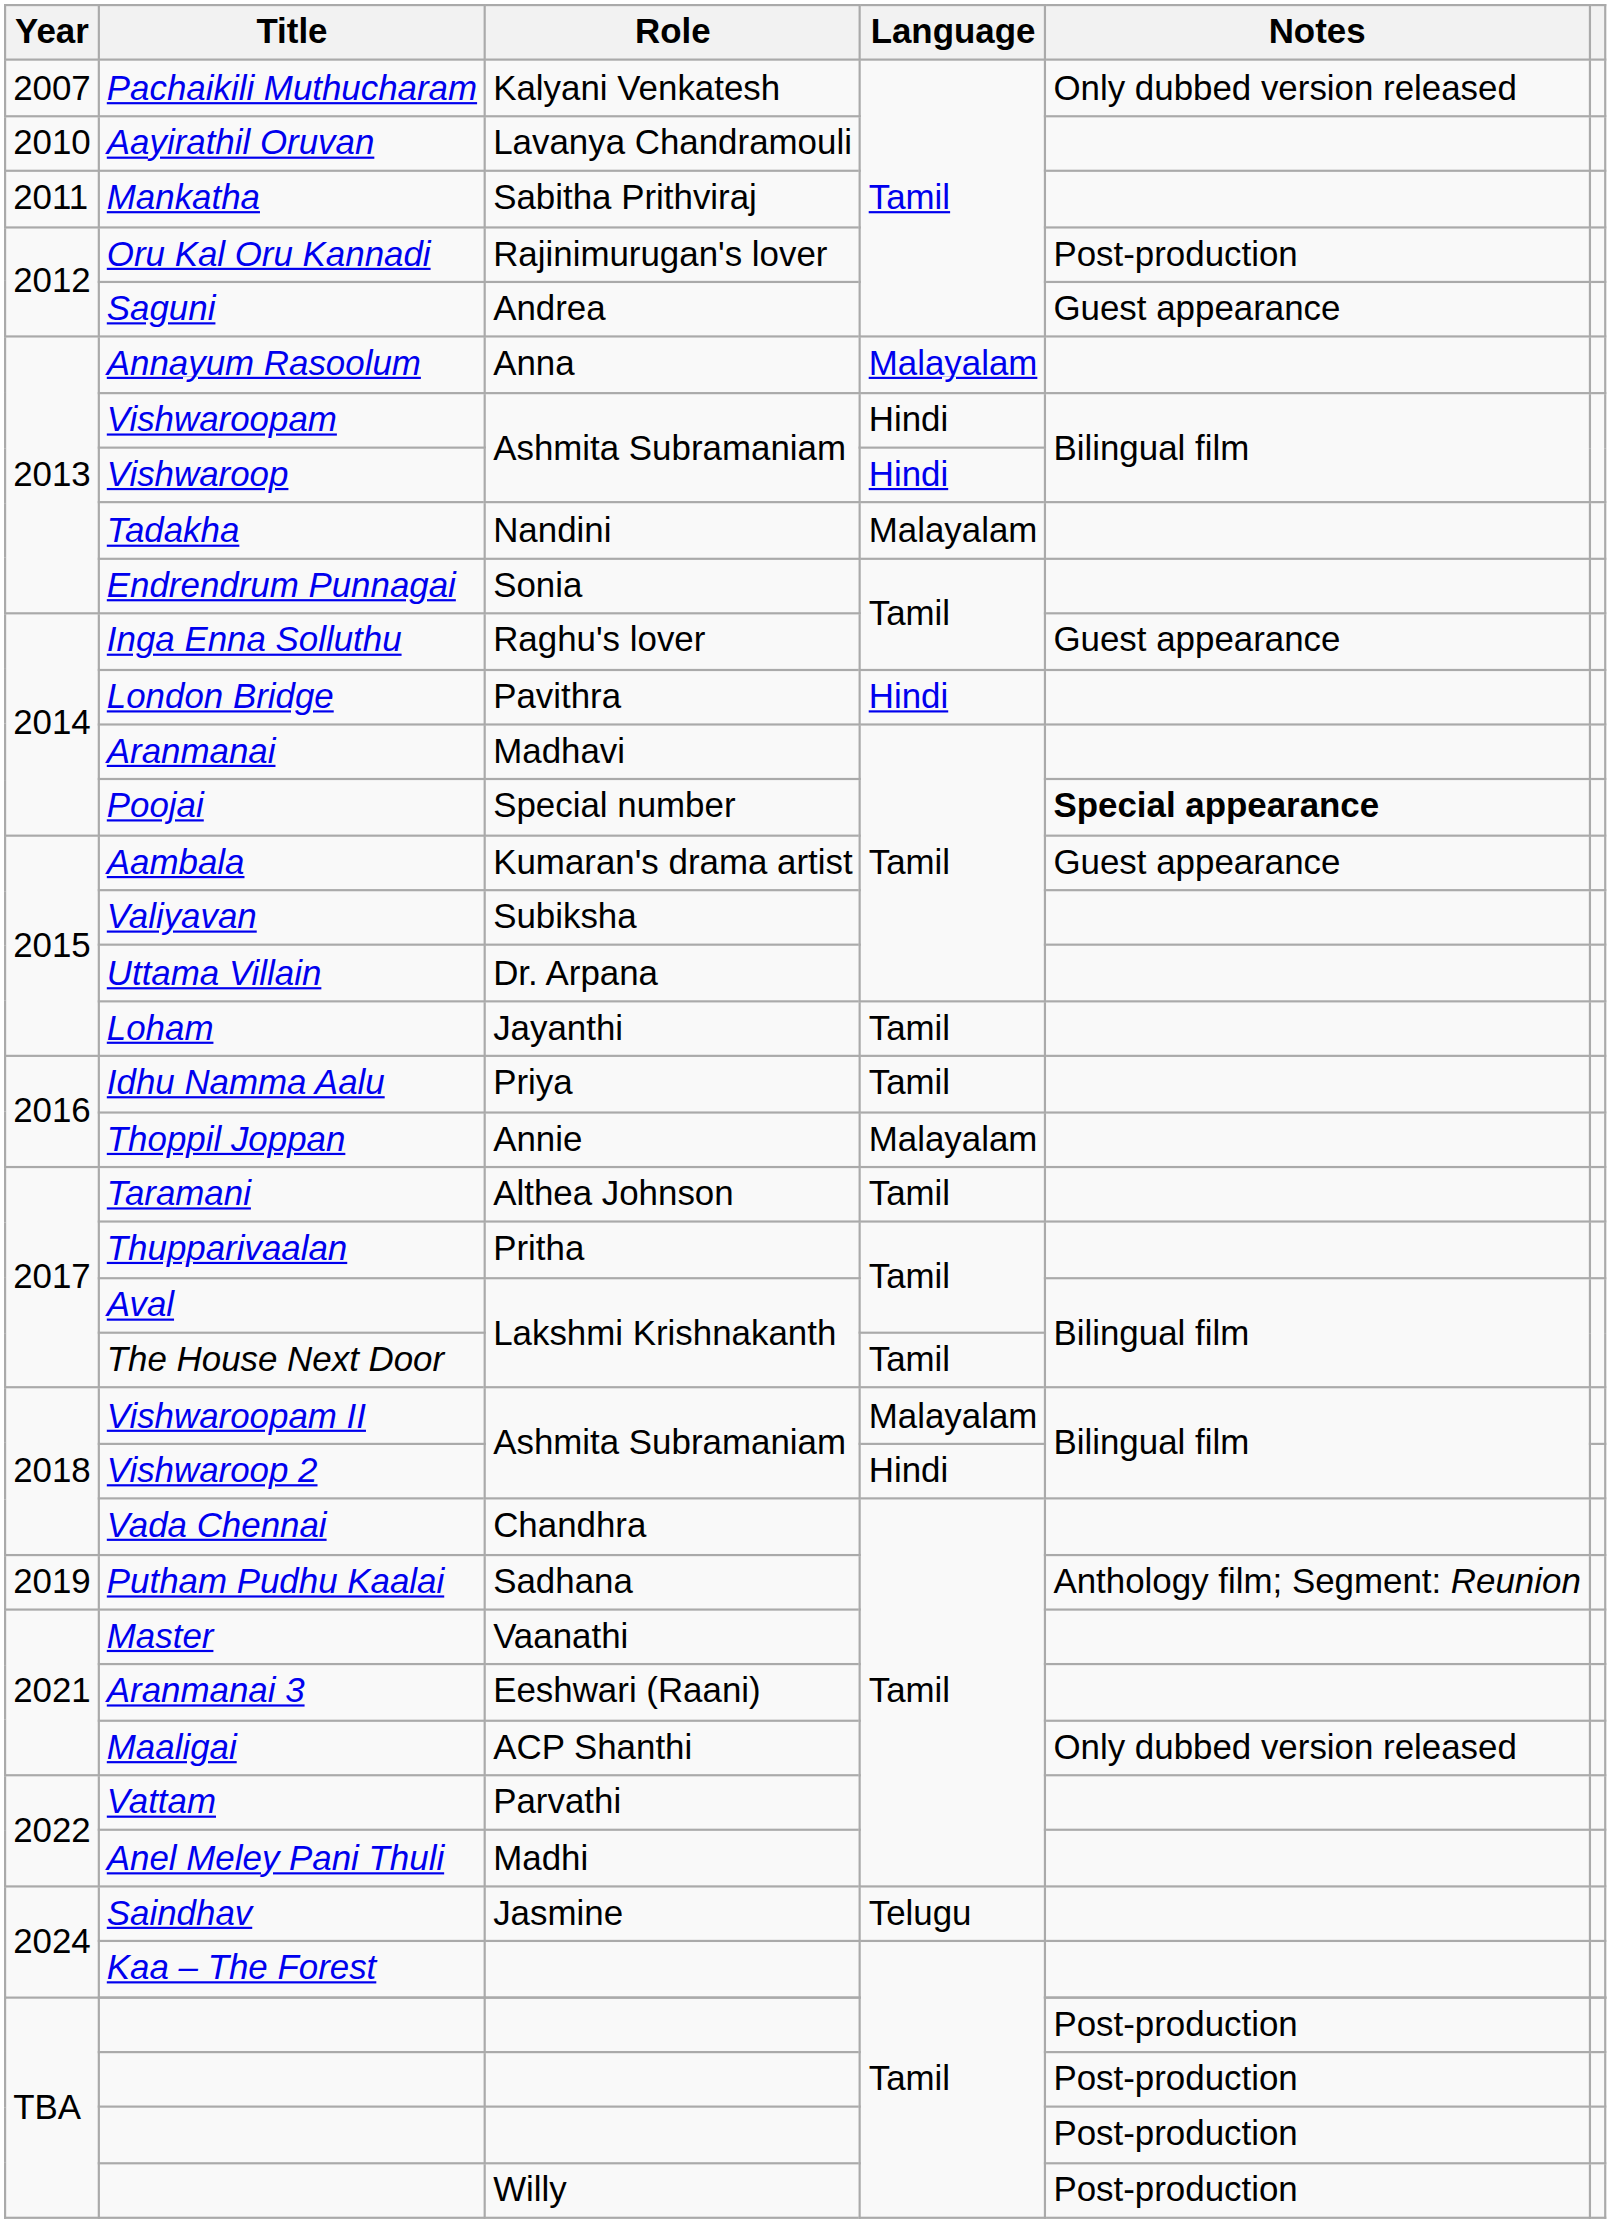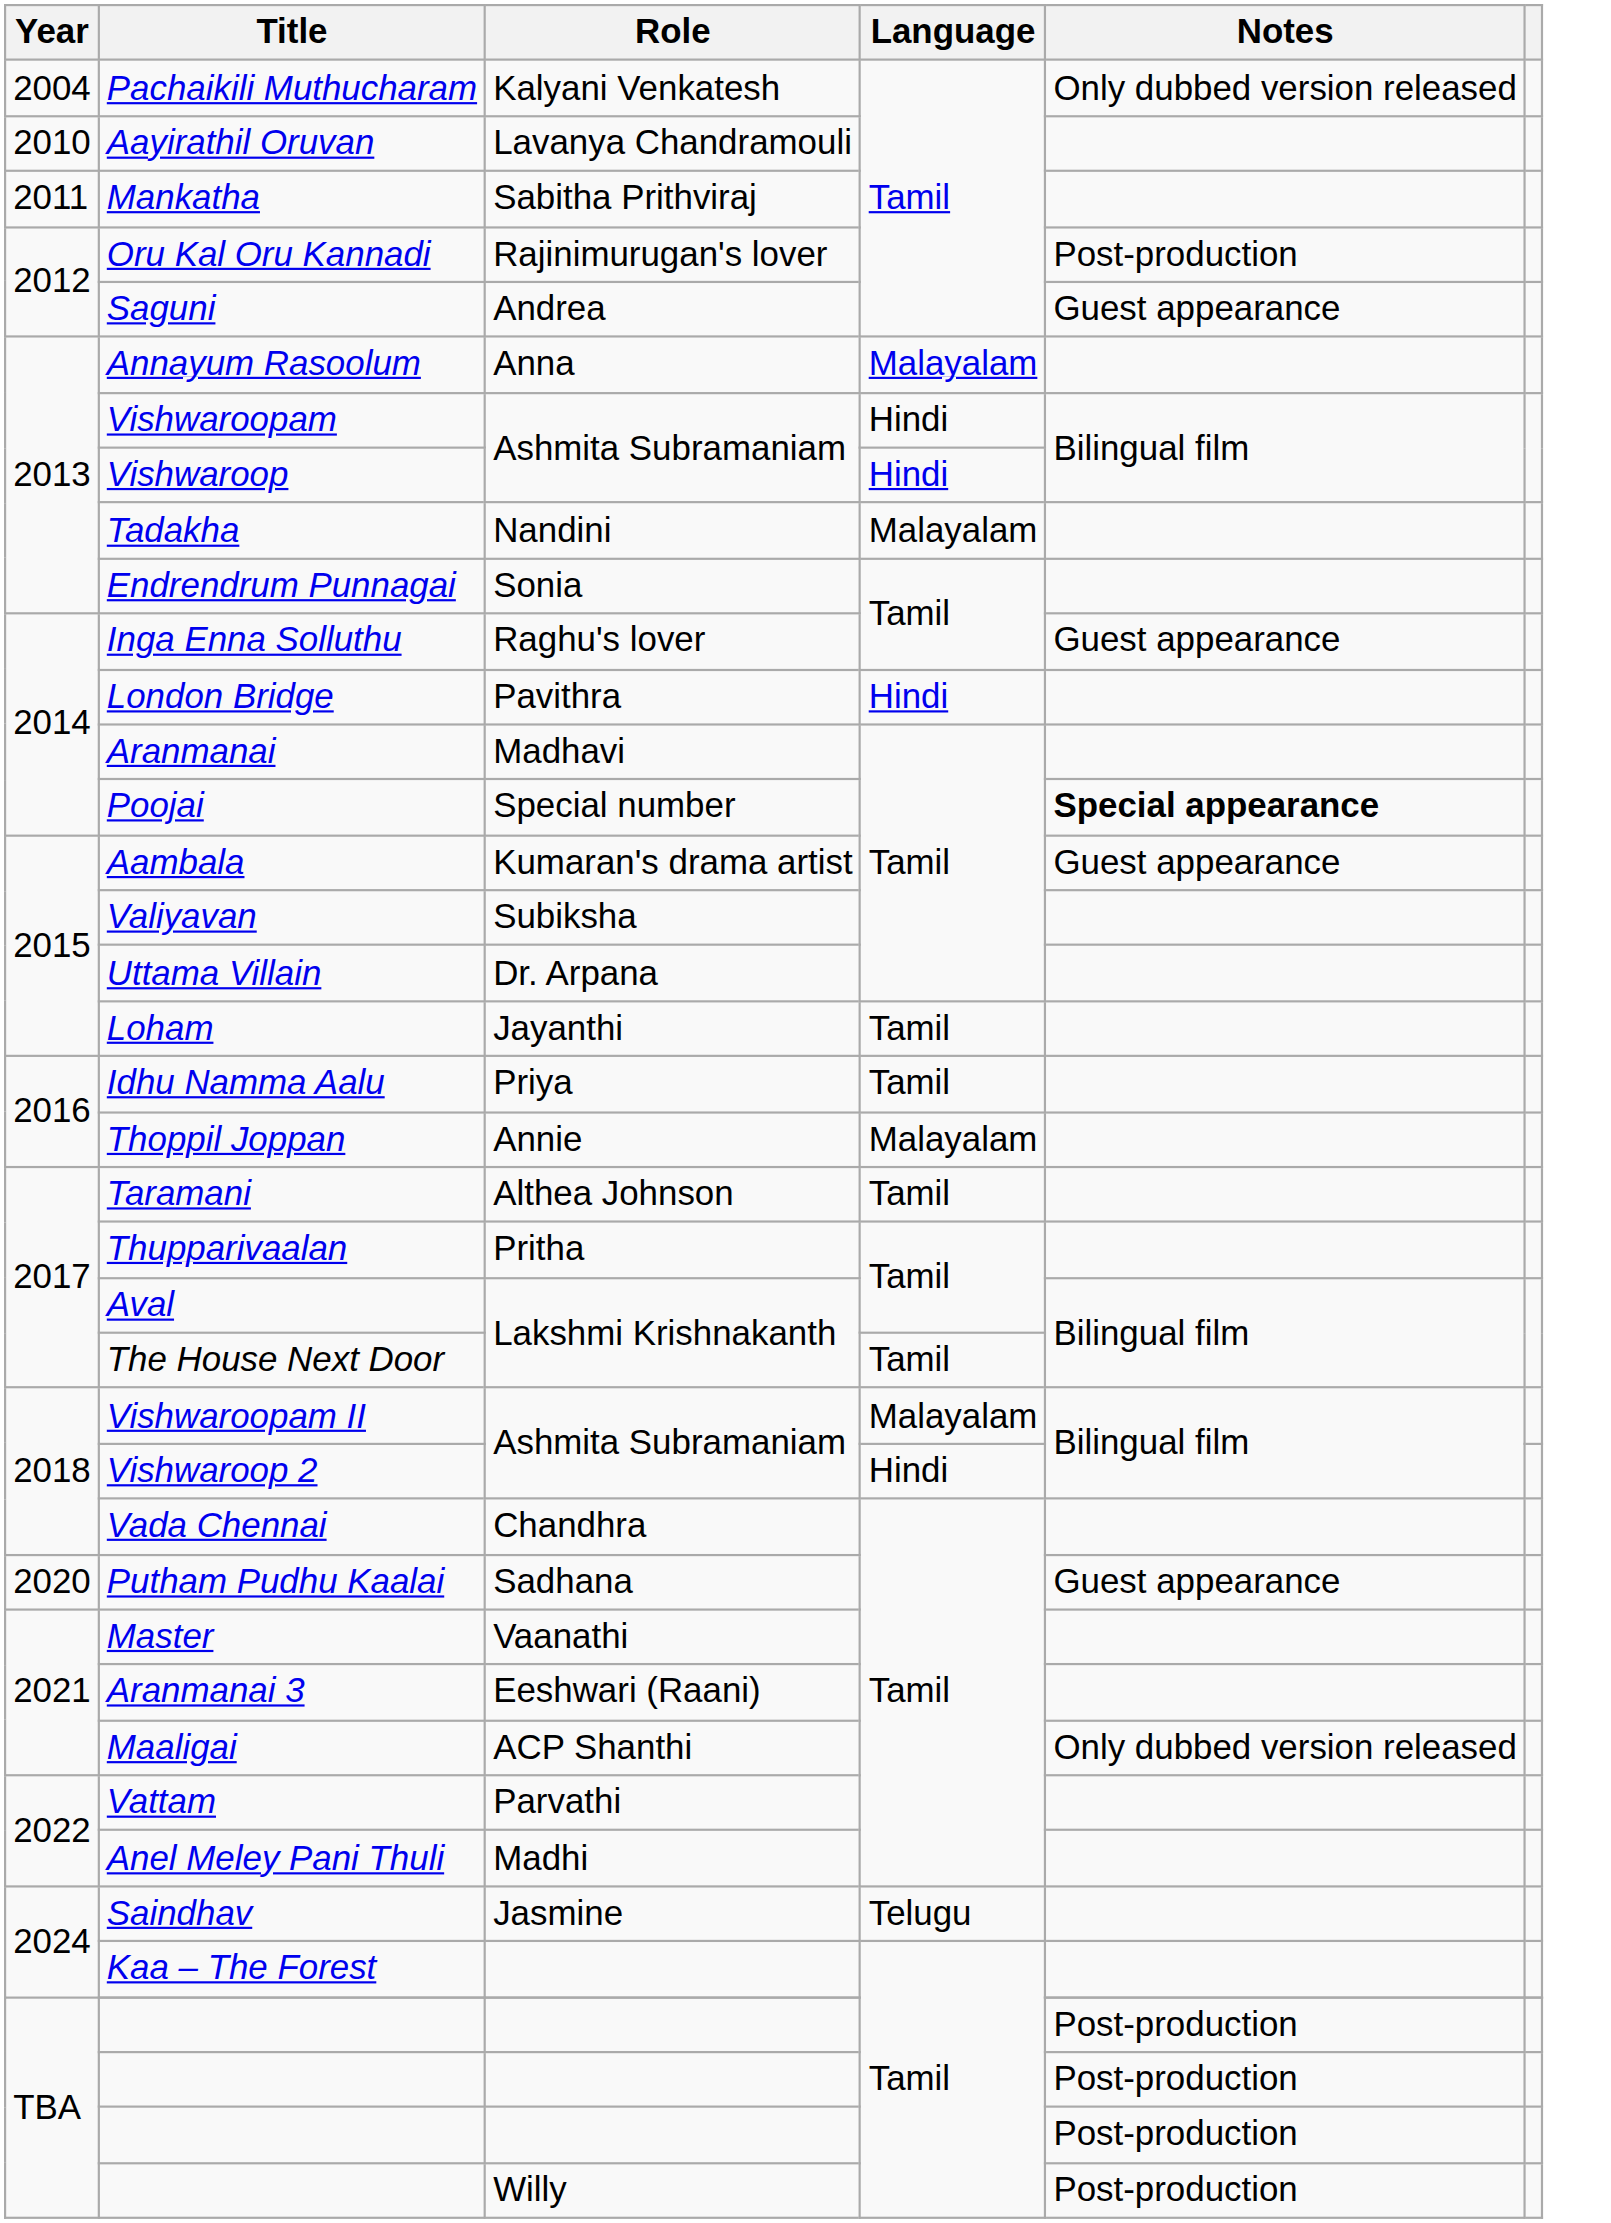(52, 87) 2007 -> (52, 87) 2004
(52, 1581) 2019 -> (52, 1581) 2020
(1317, 1581) Anthology film; Segment: Reunion -> (1197, 1581) Guest appearance
